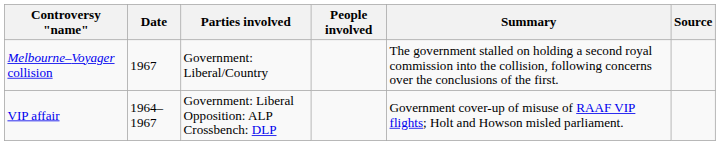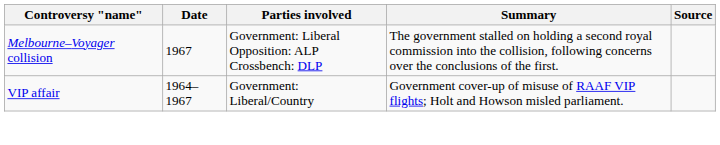- column: (349, 22)
(226, 65) Government: Liberal/Country -> (285, 50) Government: Liberal Opposition: ALP Crossbench: DLP
(239, 115) Government: Liberal Opposition: ALP Crossbench: DLP -> (272, 93) Government: Liberal/Country
